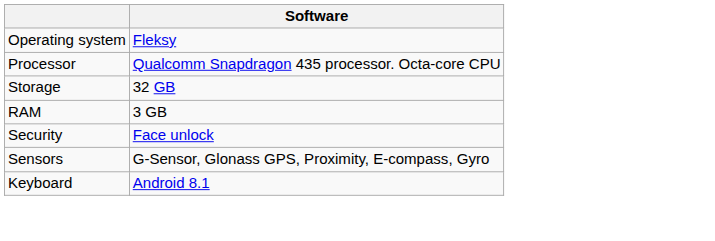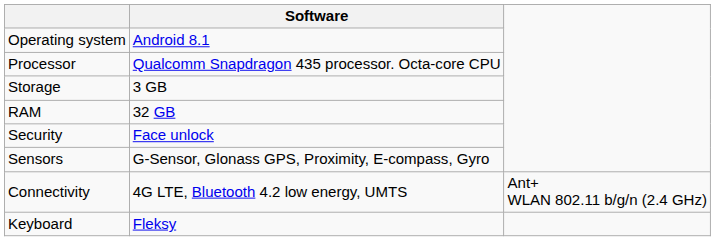(154, 40) Fleksy -> (171, 40) Android 8.1
(154, 87) 32 GB -> (150, 87) 3 GB
(150, 111) 3 GB -> (154, 111) 32 GB
+ row: (49, 191)
(171, 183) Android 8.1 -> (154, 224) Fleksy
